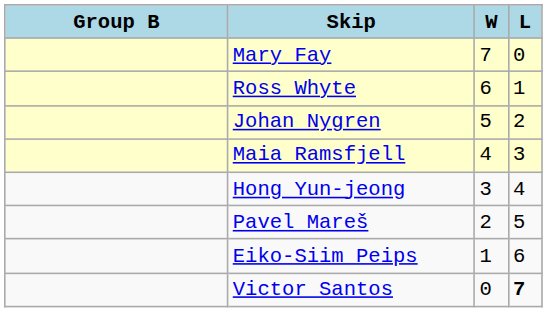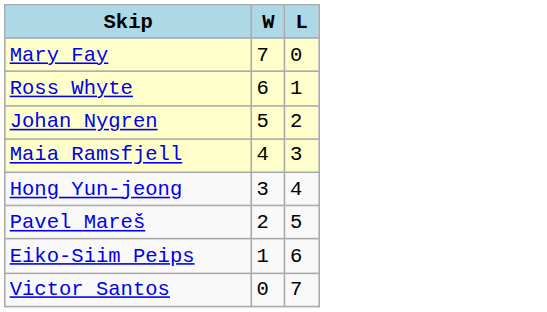- column: (116, 22)
(519, 289) bold -> (296, 289) normal
